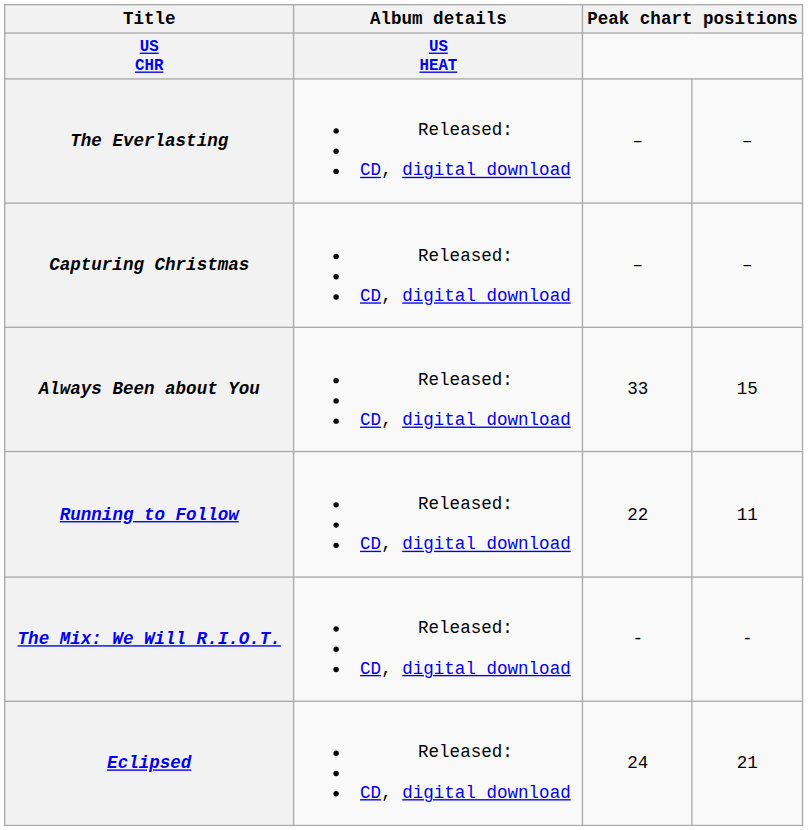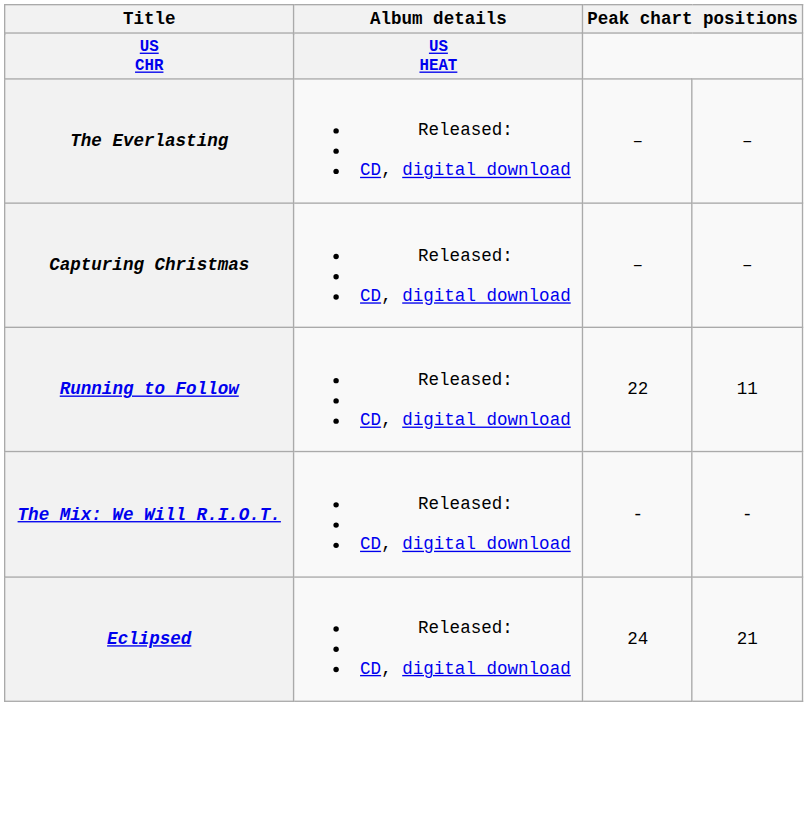- row: (149, 390)
